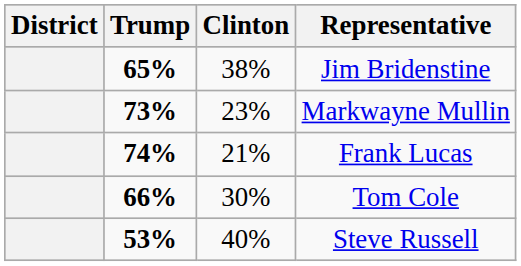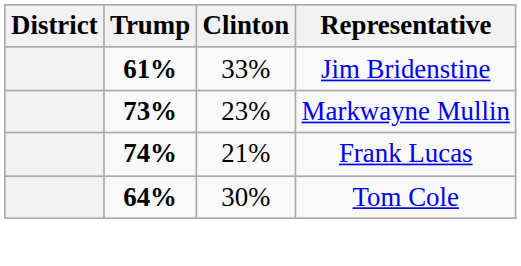(150, 68) 65% -> (150, 68) 61%
(246, 68) 38% -> (246, 68) 33%
(150, 196) 66% -> (150, 196) 64%
- row: (406, 238)
